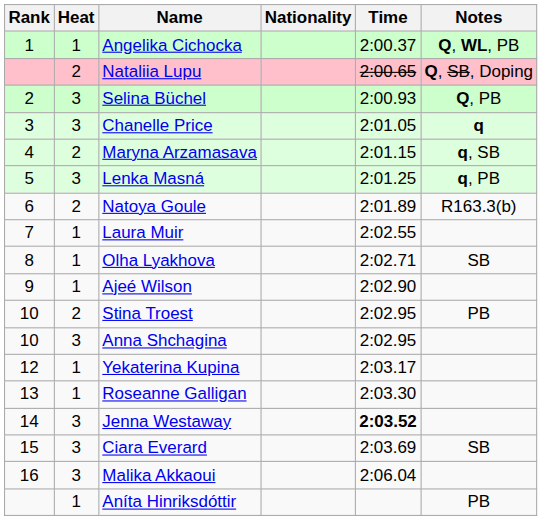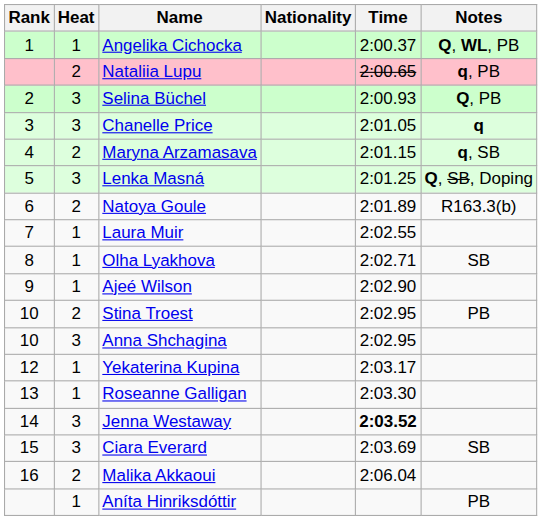(479, 71) Q, SB, Doping -> (479, 71) q, PB
(479, 179) q, PB -> (479, 179) Q, SB, Doping
(76, 475) 3 -> (76, 475) 2
